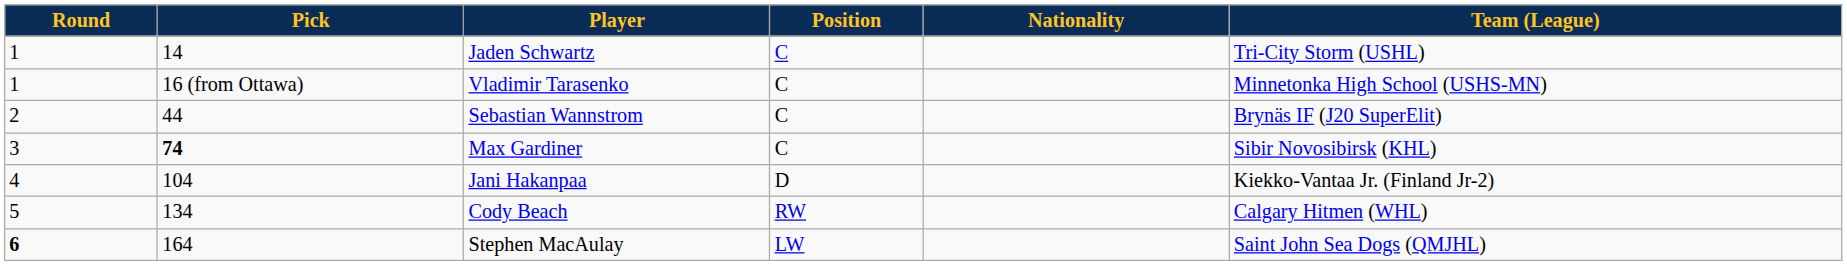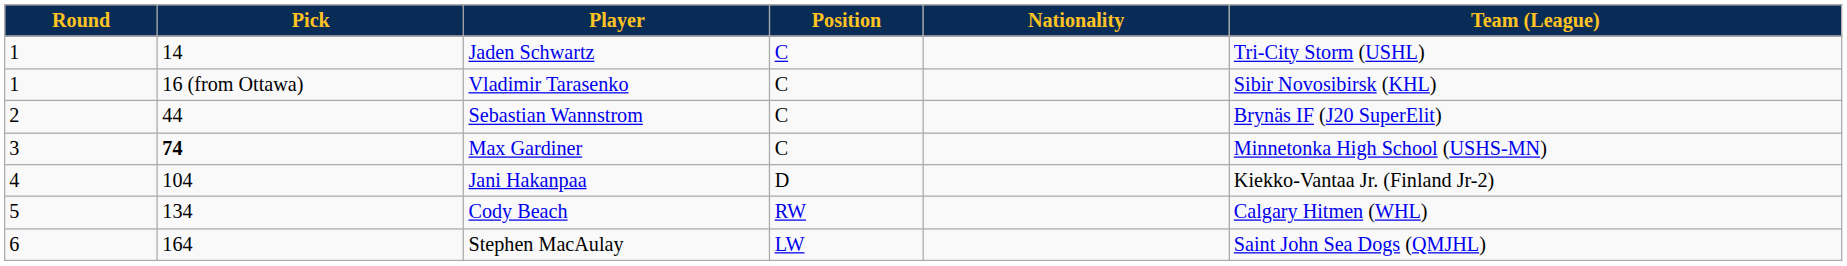(1390, 84) Minnetonka High School (USHS-MN) -> (1335, 84) Sibir Novosibirsk (KHL)
(1335, 148) Sibir Novosibirsk (KHL) -> (1390, 148) Minnetonka High School (USHS-MN)
(14, 244) bold -> (14, 244) normal
